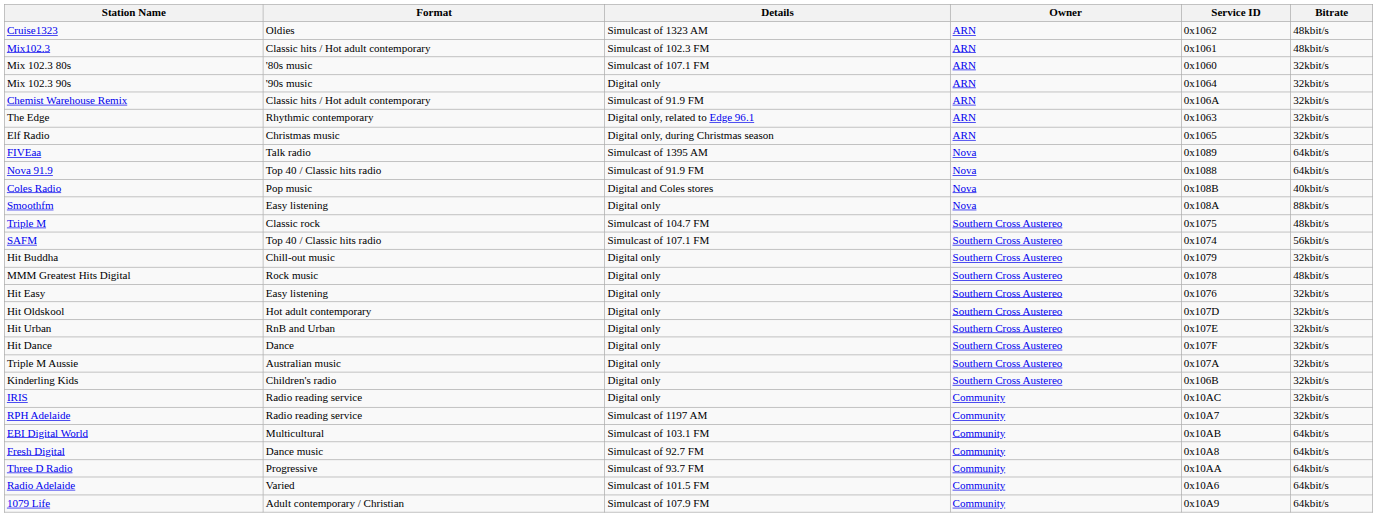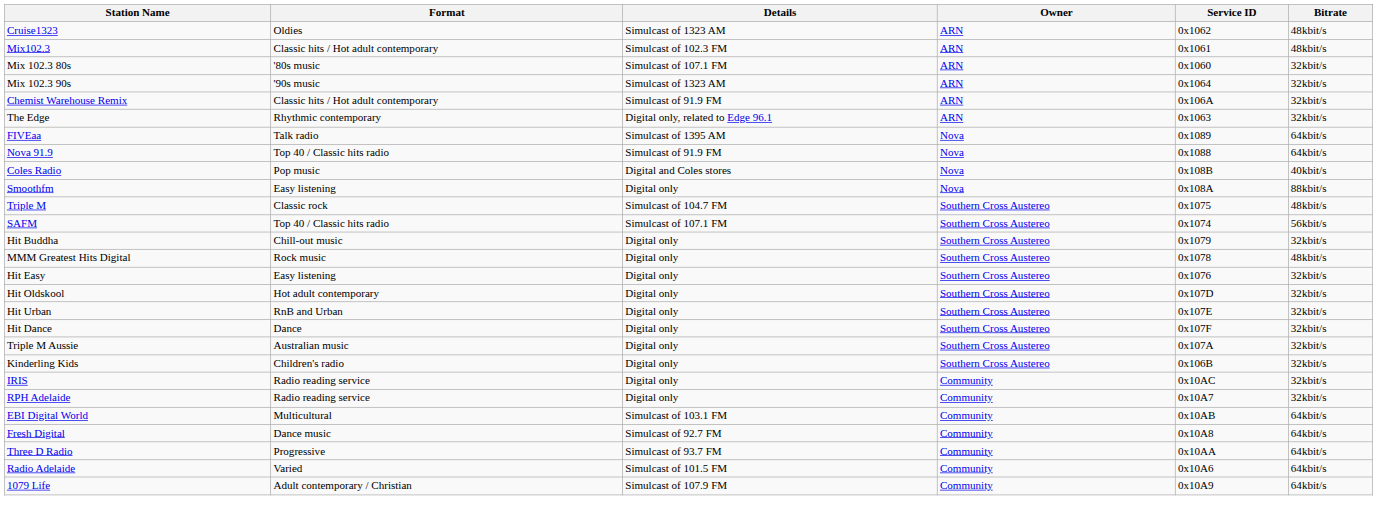(634, 83) Digital only -> (675, 83) Simulcast of 1323 AM
- row: (28, 135)
(657, 415) Simulcast of 1197 AM -> (652, 398) Digital only
